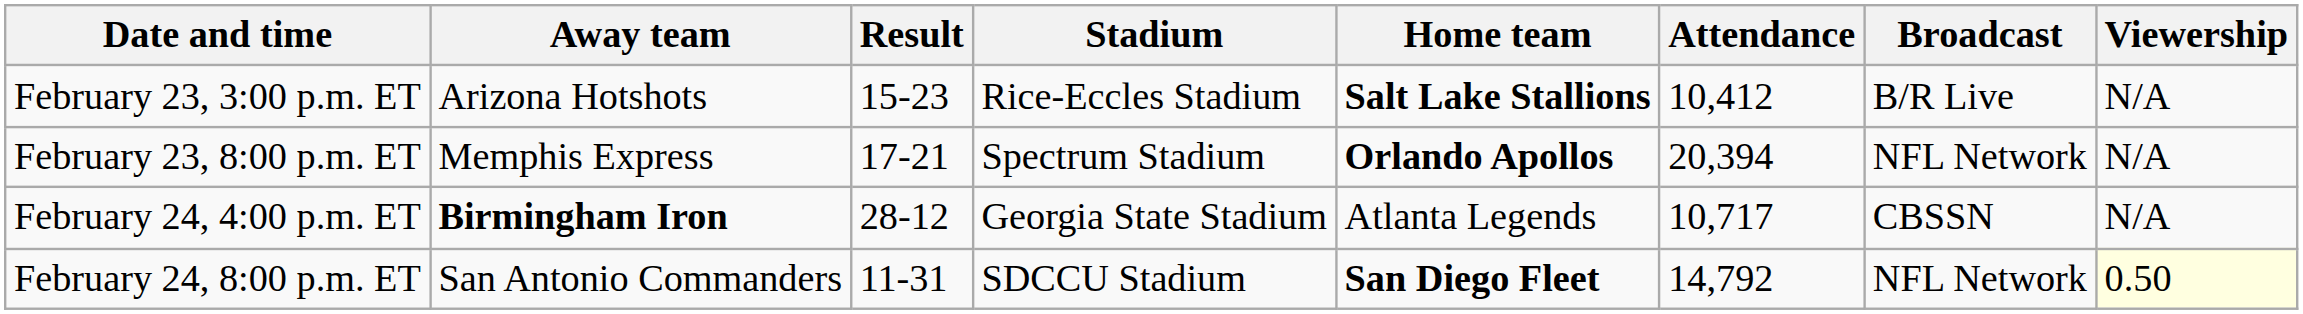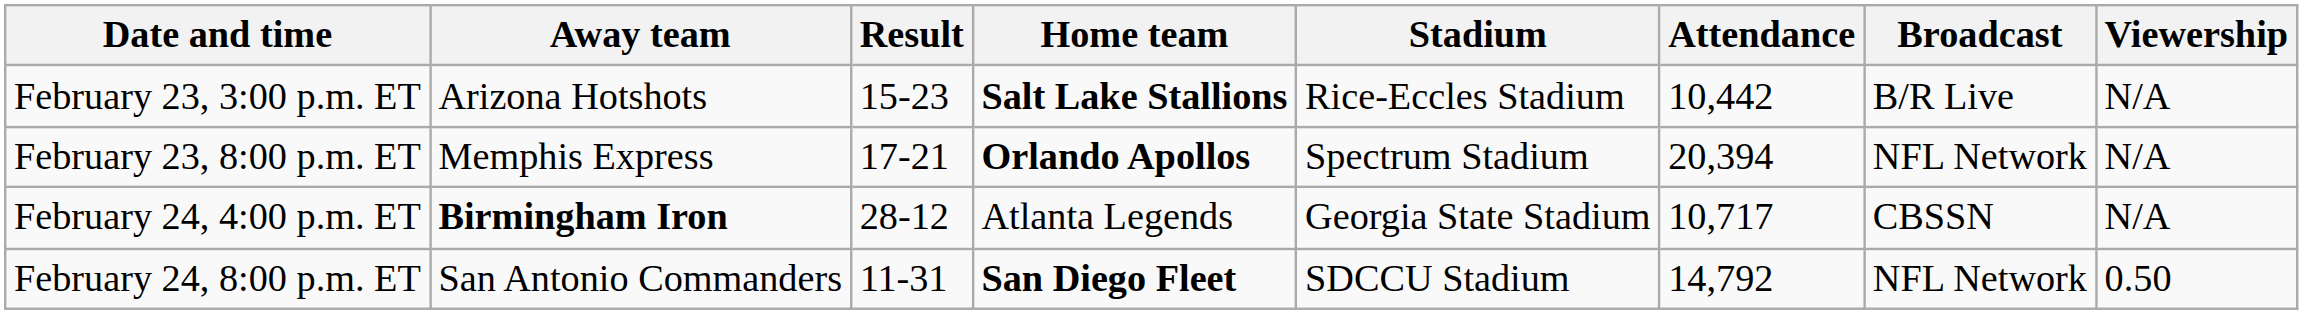columns swapped: (1498, 34) <-> (1154, 34)
(1721, 95) 10,412 -> (1721, 95) 10,442
(2138, 277) lightyellow background -> (2138, 277) no background
